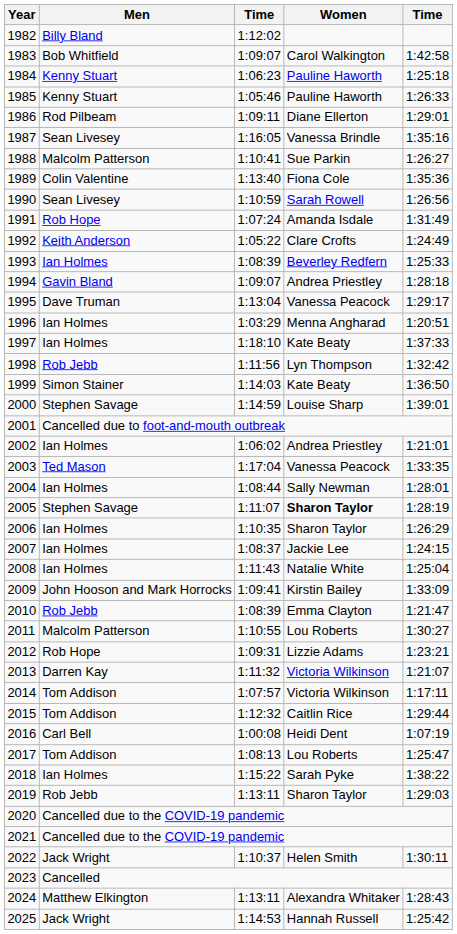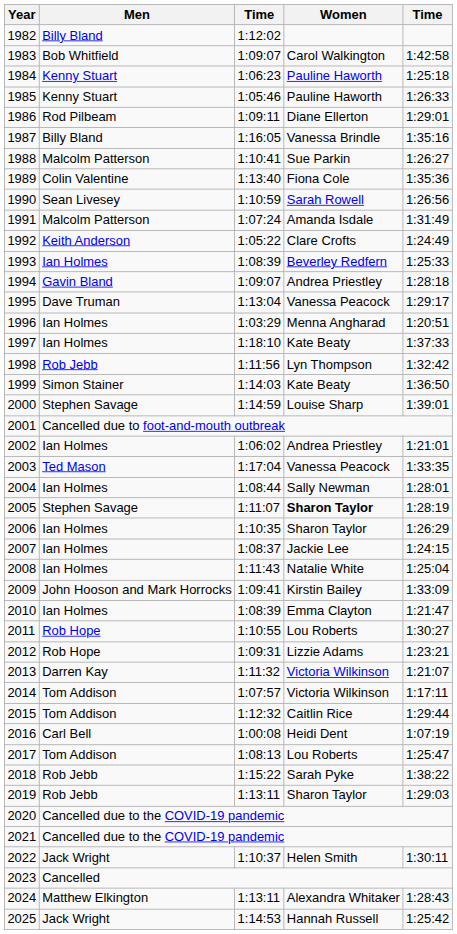(81, 138) Sean Livesey -> (72, 138) Billy Bland
(71, 220) Rob Hope -> (96, 220) Malcolm Patterson
(70, 610) Rob Jebb -> (75, 610) Ian Holmes
(96, 631) Malcolm Patterson -> (71, 631) Rob Hope
(75, 775) Ian Holmes -> (70, 775) Rob Jebb
